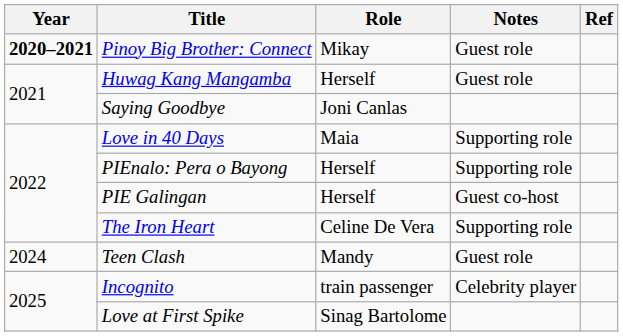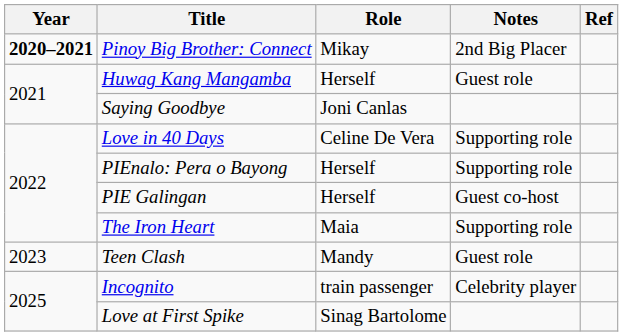(494, 49) Guest role -> (511, 49) 2nd Big Placer
(339, 138) Maia -> (377, 138) Celine De Vera
(377, 227) Celine De Vera -> (339, 227) Maia
(28, 256) 2024 -> (28, 256) 2023
